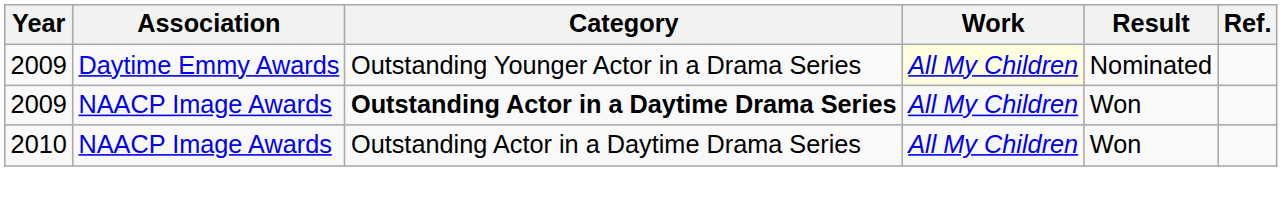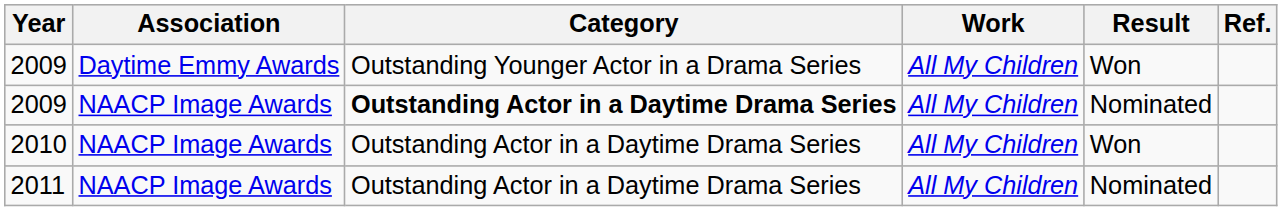(993, 64) lightyellow background -> (993, 64) no background
(1151, 64) Nominated -> (1116, 64) Won
(1116, 104) Won -> (1151, 104) Nominated
+ row: (38, 184)
